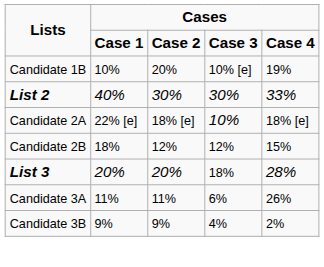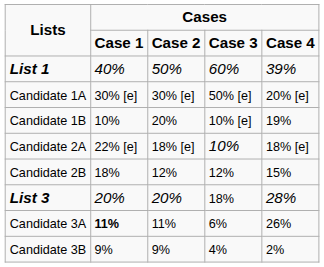+ row: (30, 69)
+ row: (48, 96)
- row: (30, 94)
(107, 199) normal -> (107, 223) bold
